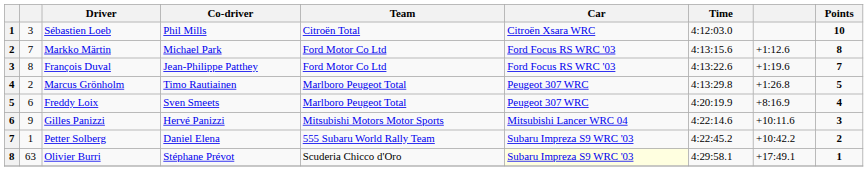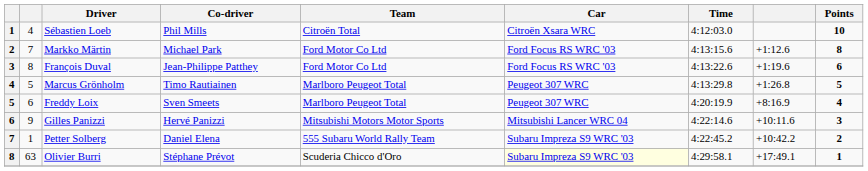(30, 31) 3 -> (30, 31) 4
(839, 66) 7 -> (839, 66) 6
(30, 84) 2 -> (30, 84) 5
